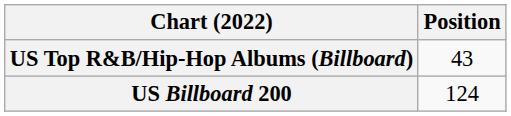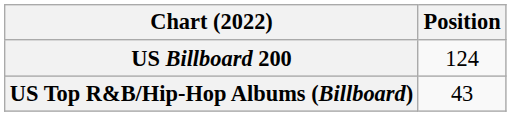rows swapped: (212, 93) <-> (212, 57)
